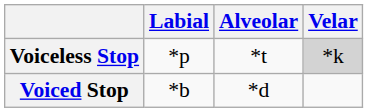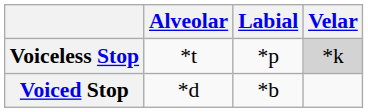columns swapped: (179, 21) <-> (259, 21)
